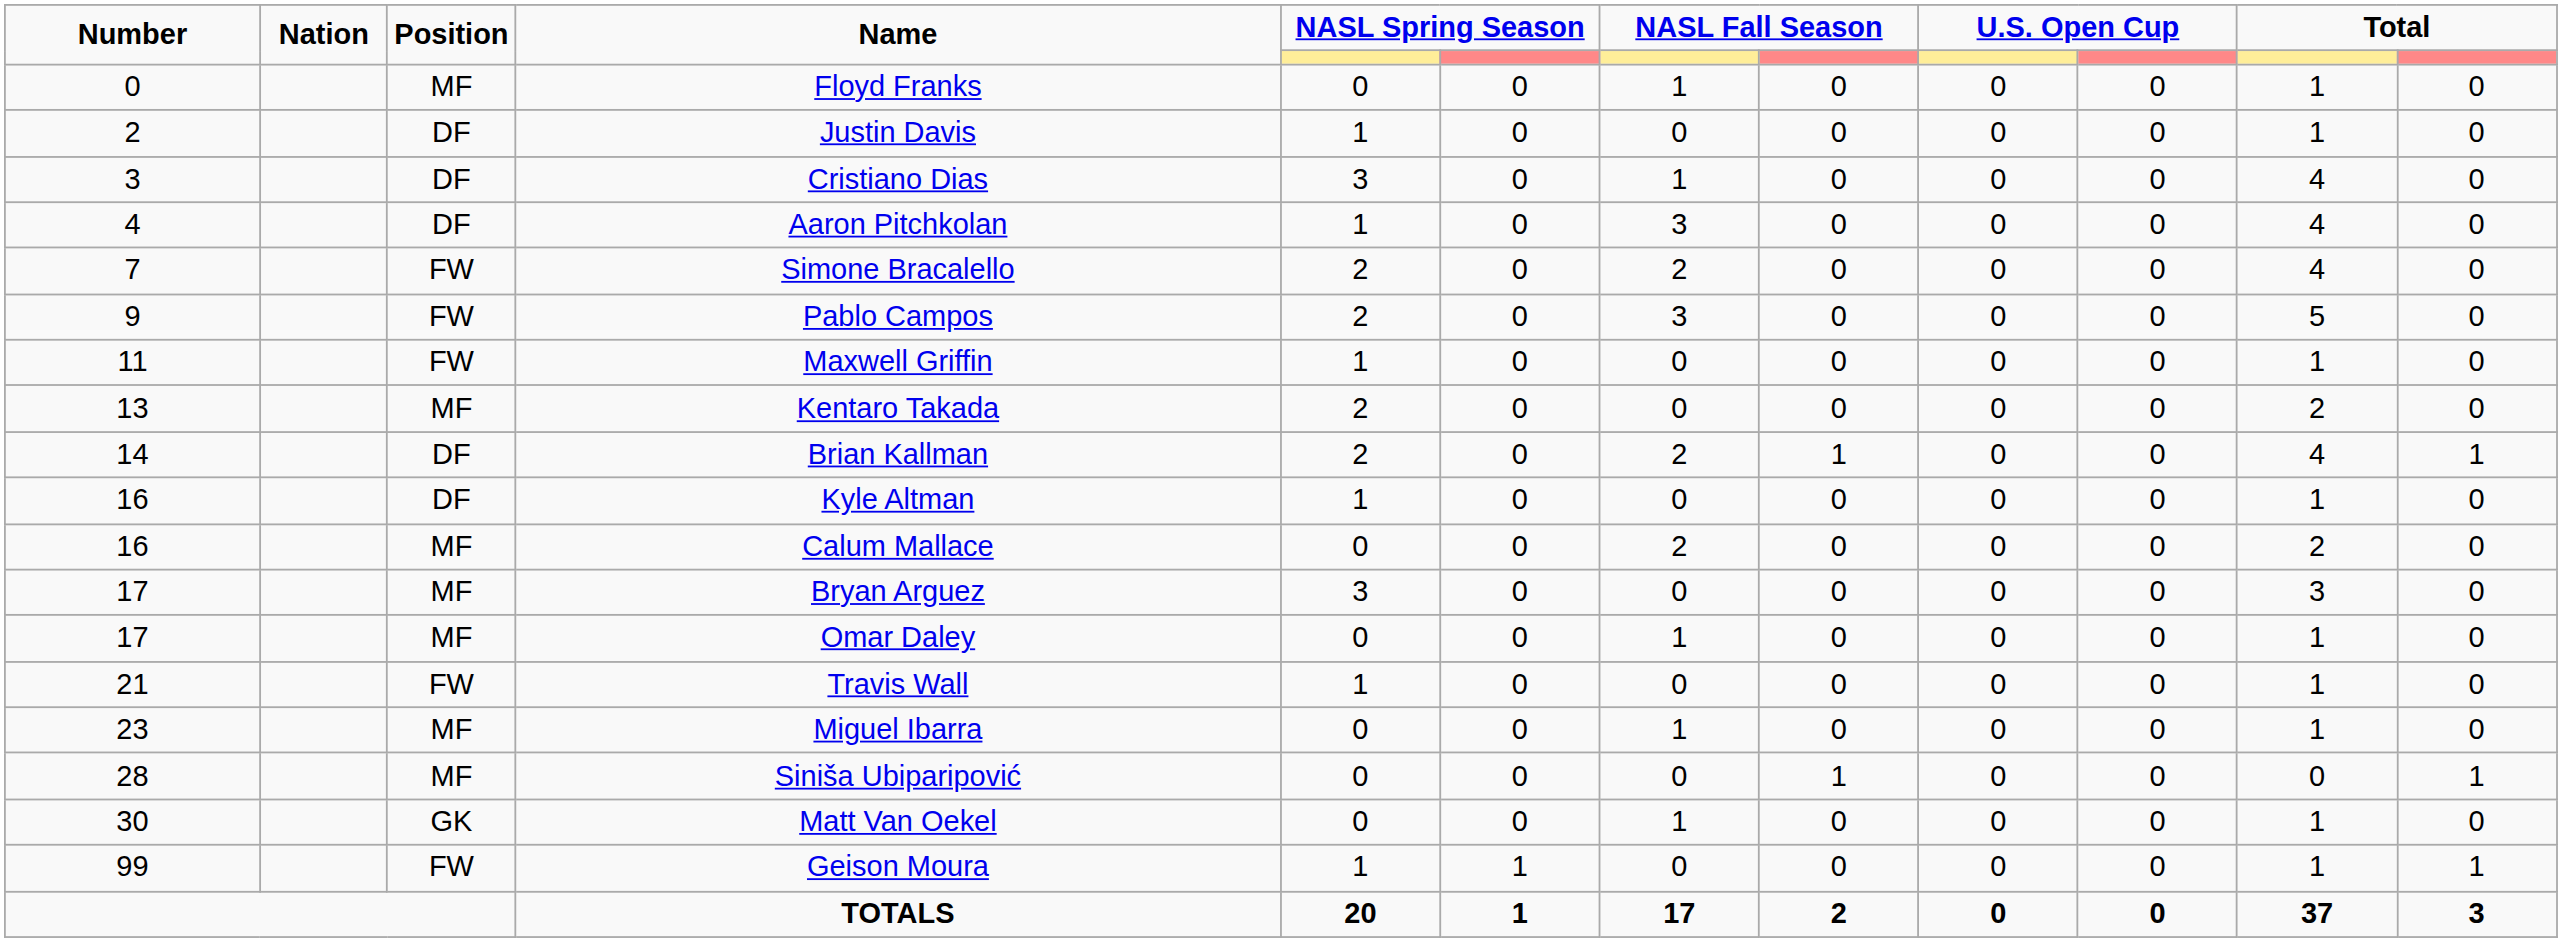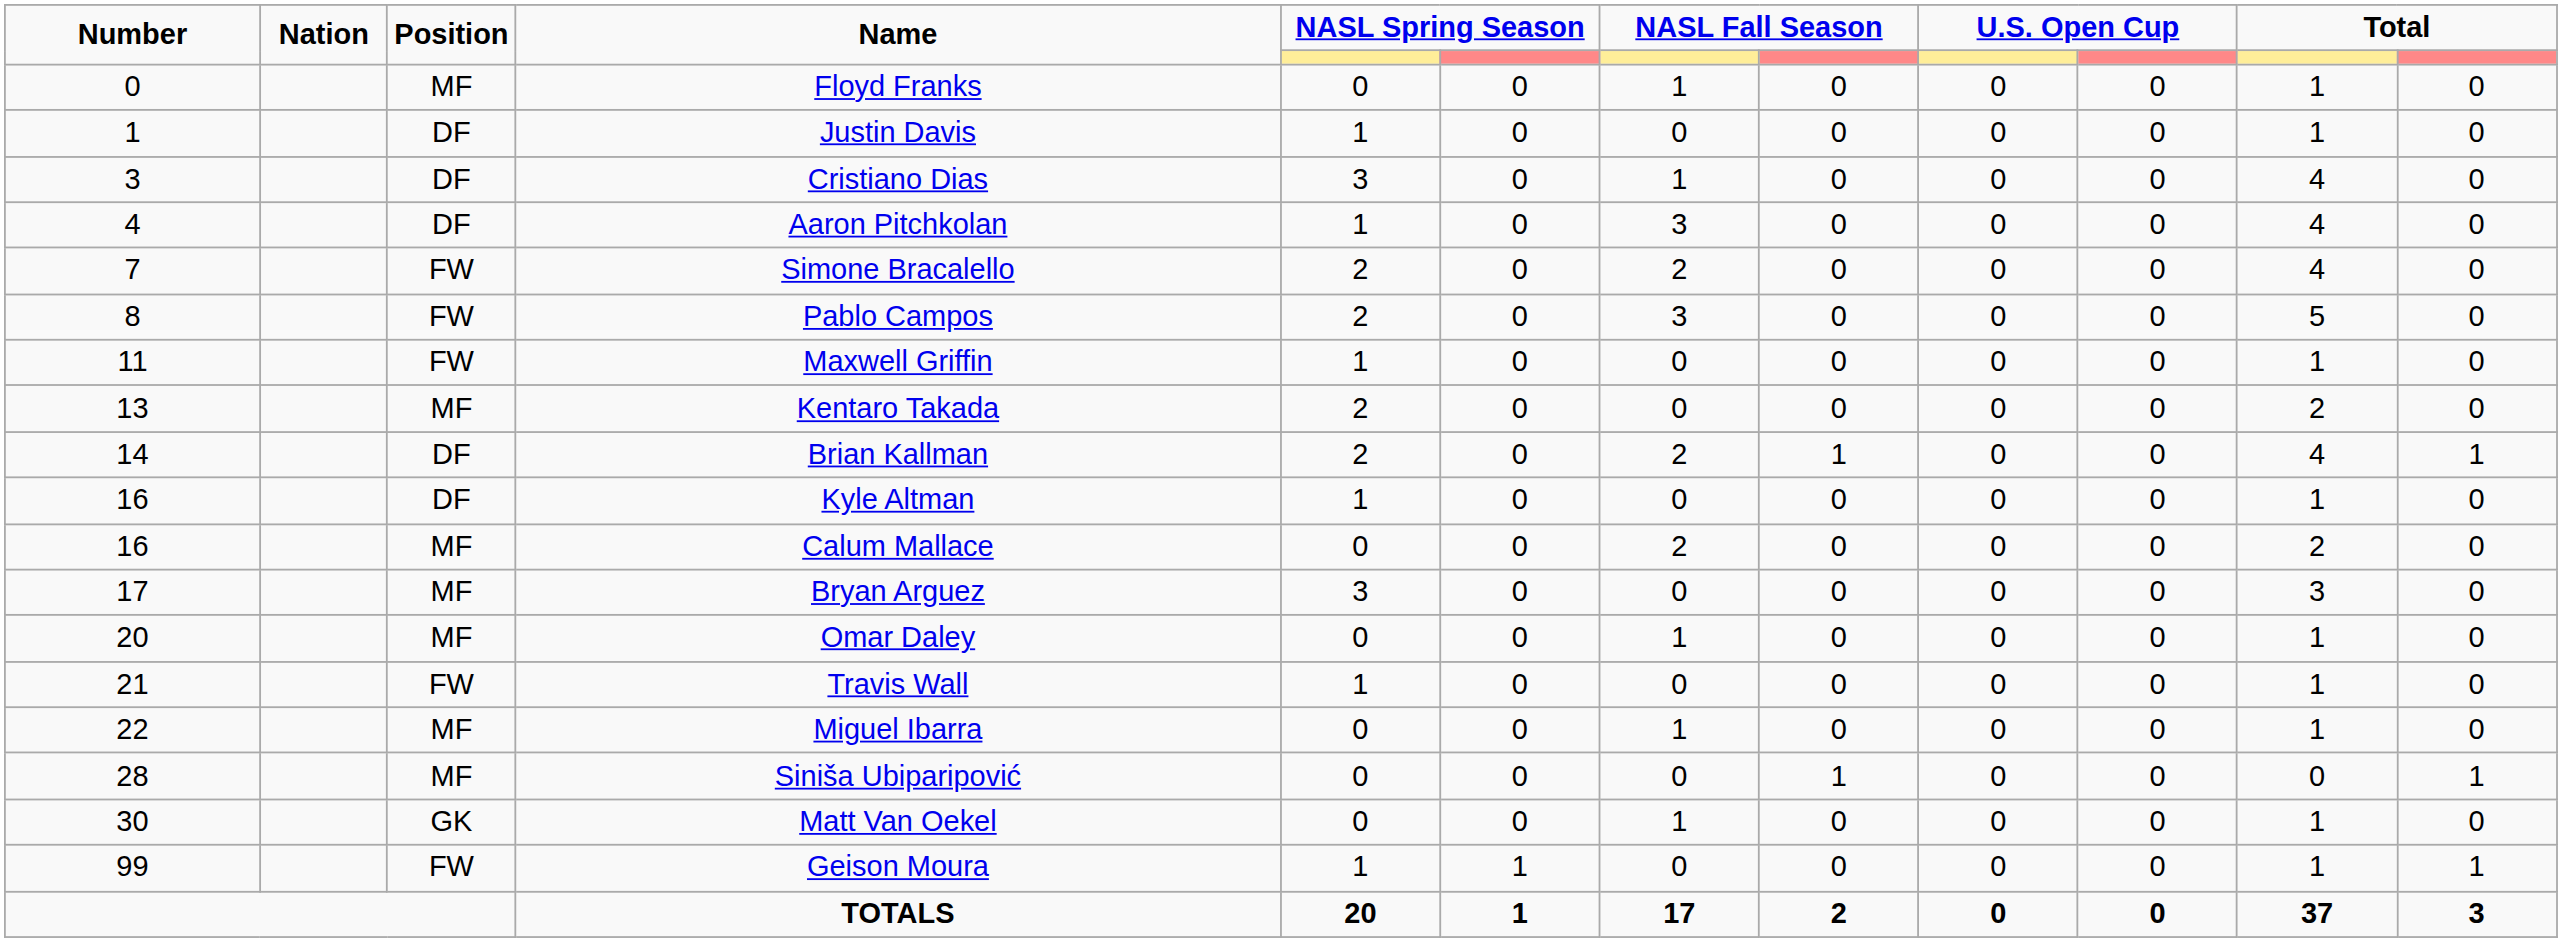(132, 132) 2 -> (132, 132) 1
(132, 316) 9 -> (132, 316) 8
(132, 637) 17 -> (132, 637) 20
(132, 729) 23 -> (132, 729) 22
